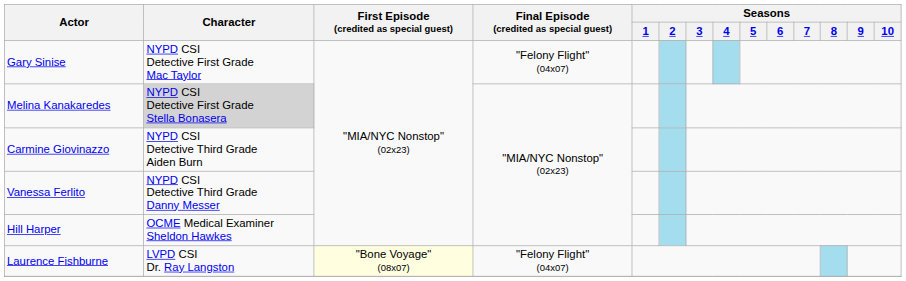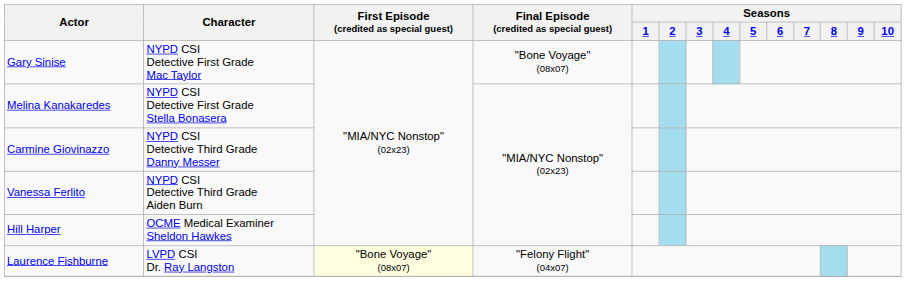(553, 62) "Felony Flight" (04x07) -> (553, 62) "Bone Voyage" (08x07)
(200, 105) lightgrey background -> (200, 105) no background
(202, 149) NYPD CSI Detective Third Grade Aiden Burn -> (202, 149) NYPD CSI Detective Third Grade Danny Messer
(202, 193) NYPD CSI Detective Third Grade Danny Messer -> (202, 193) NYPD CSI Detective Third Grade Aiden Burn
